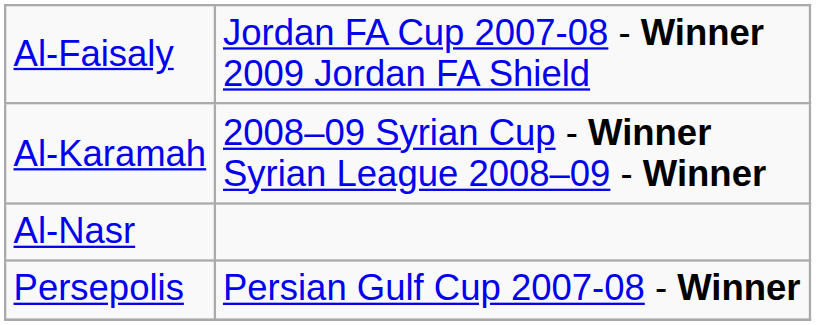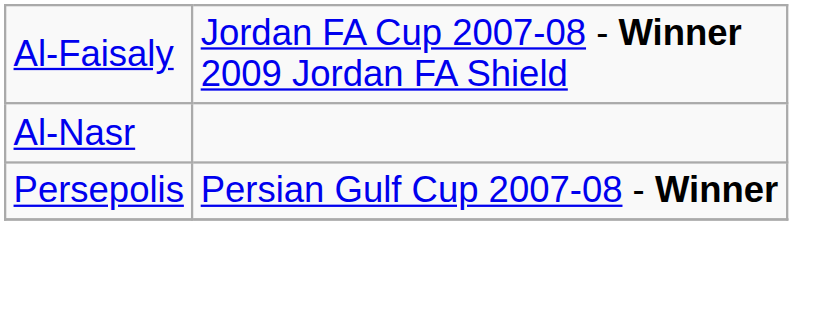- row: (110, 152)
